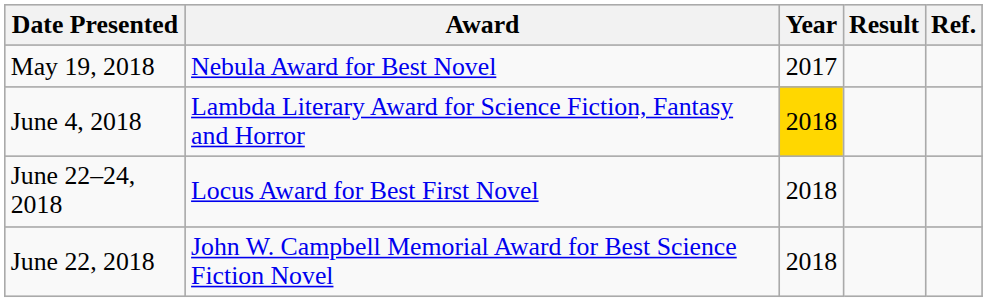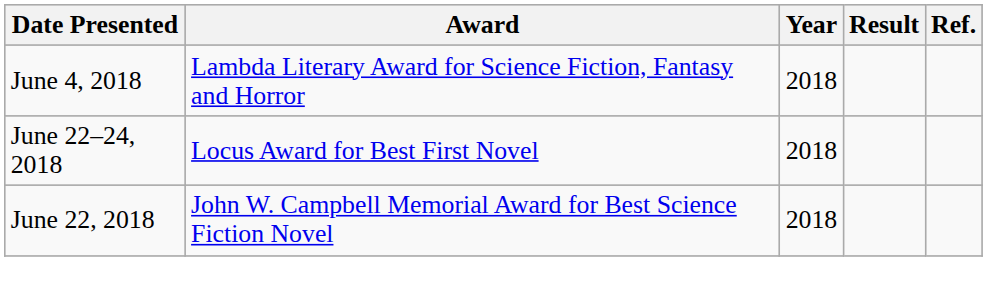- row: (83, 65)
(811, 121) gold background -> (811, 80) no background
